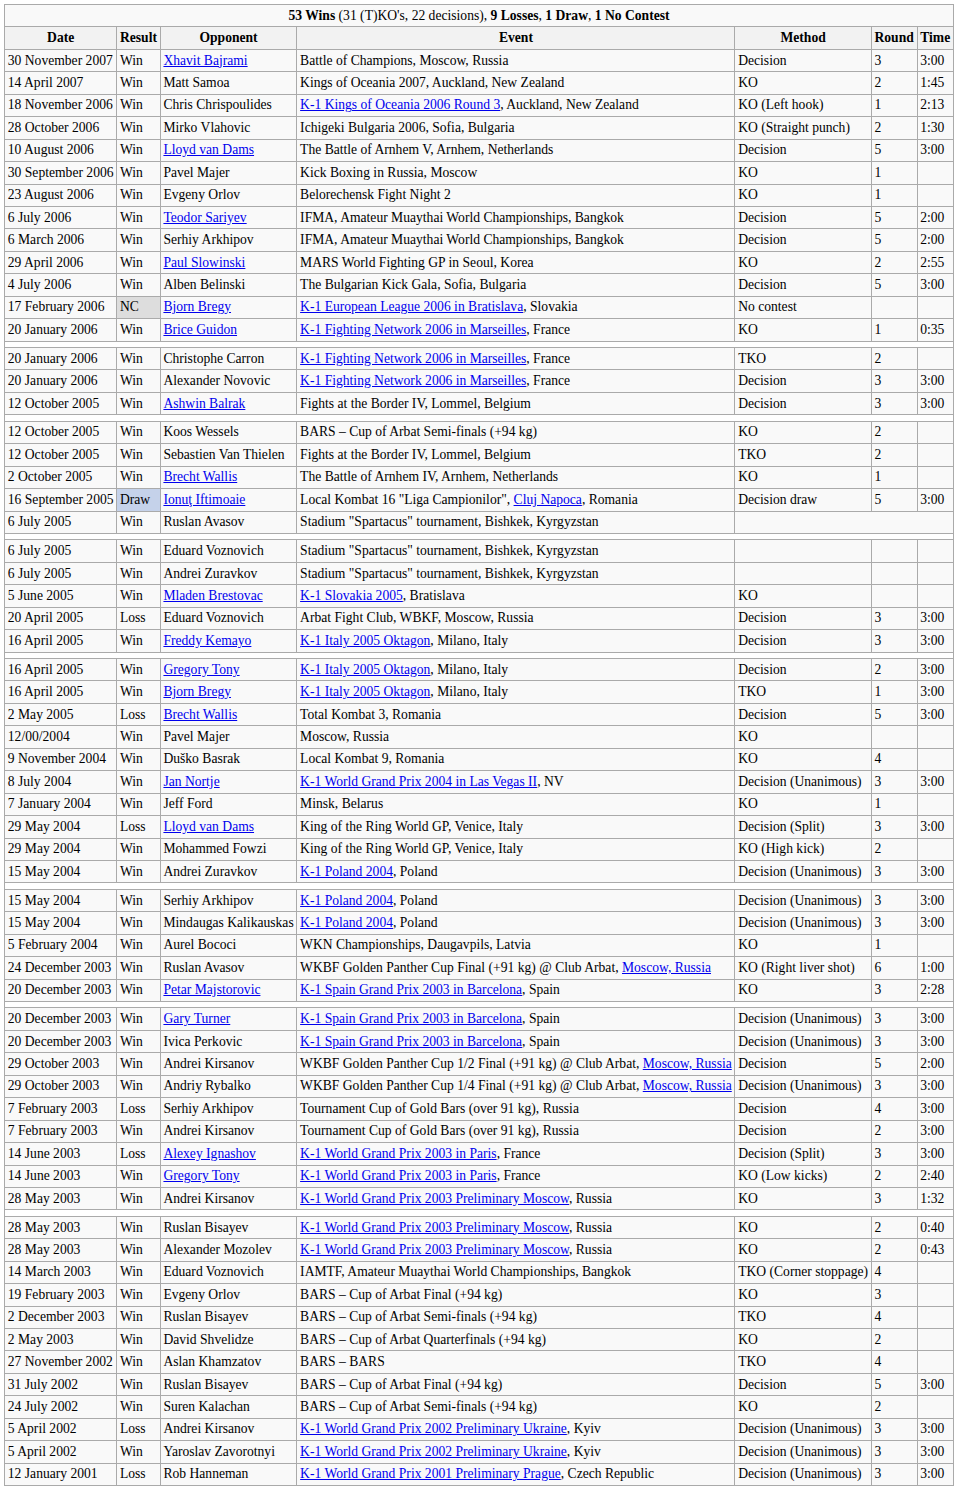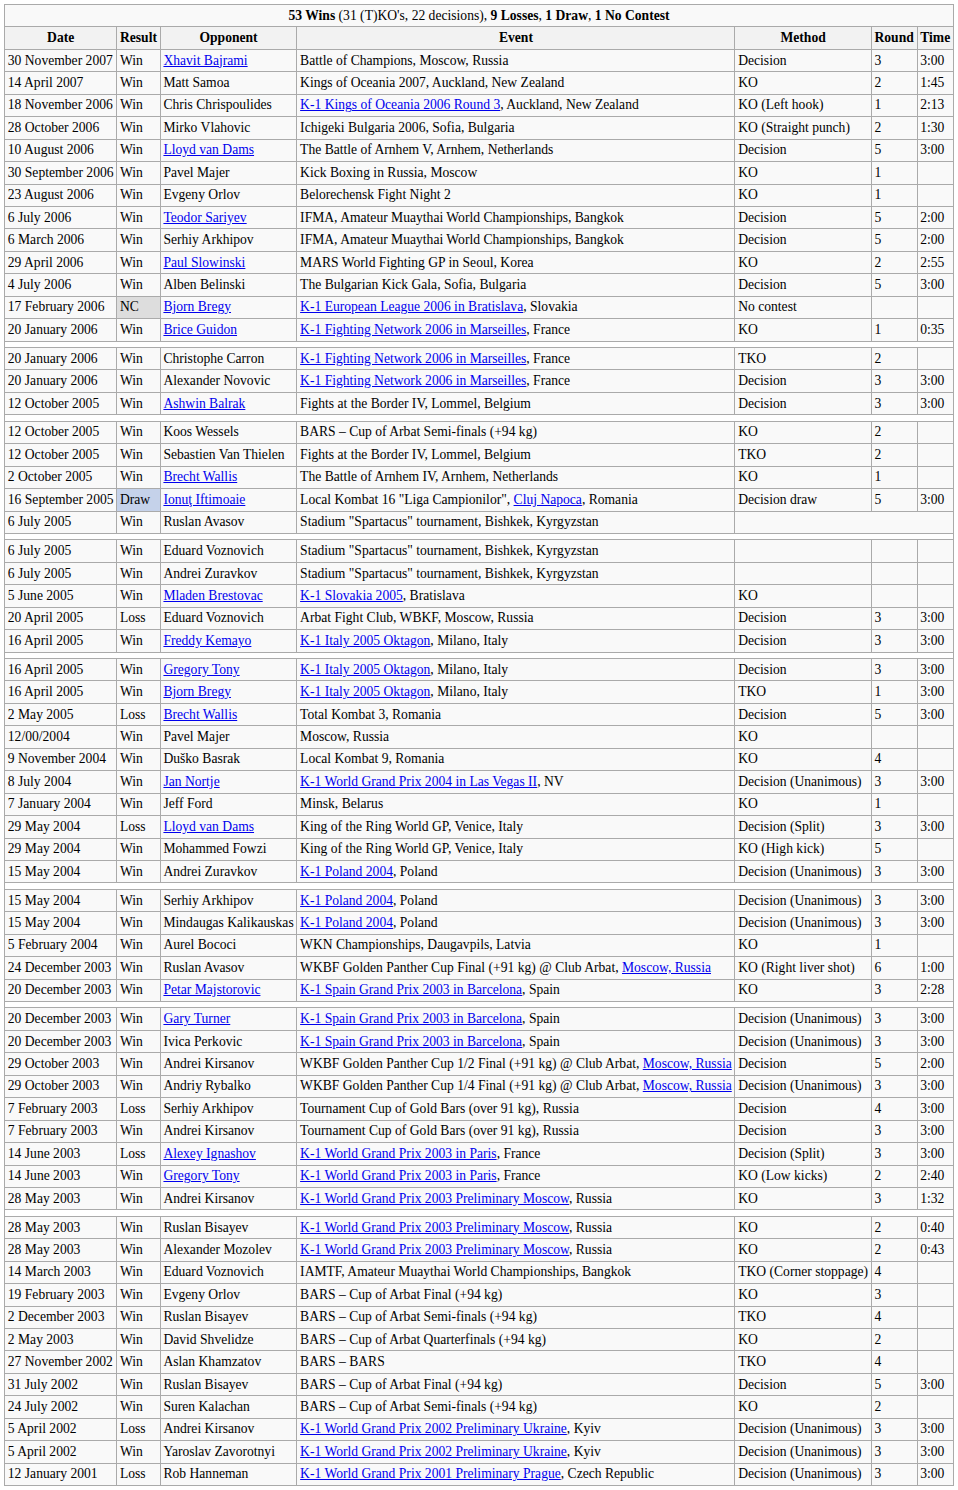(878, 669) 2 -> (878, 669) 3
(878, 849) 2 -> (878, 849) 5
(878, 1131) 2 -> (878, 1131) 3
